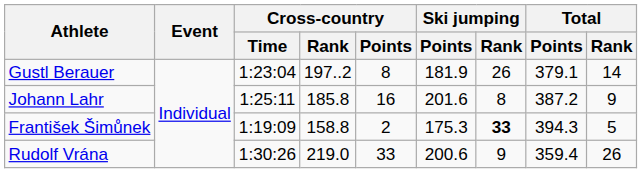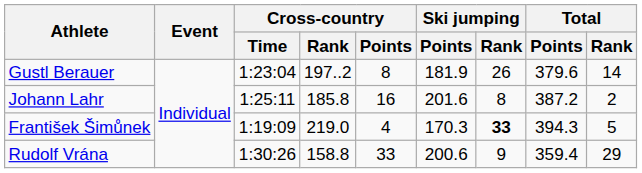(557, 73) 379.1 -> (557, 73) 379.6
(612, 100) 9 -> (612, 100) 2
(328, 127) 158.8 -> (328, 127) 219.0
(386, 127) 2 -> (386, 127) 4
(446, 127) 175.3 -> (446, 127) 170.3
(328, 154) 219.0 -> (328, 154) 158.8
(612, 154) 26 -> (612, 154) 29
